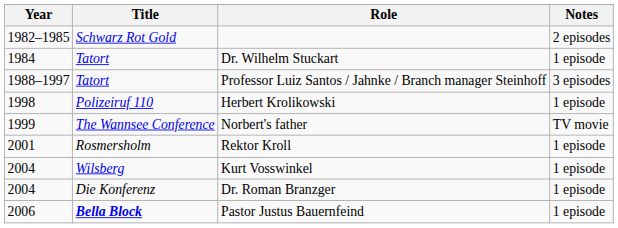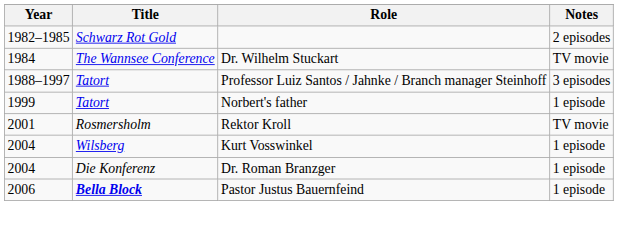(92, 59) Tatort -> (145, 59) The Wannsee Conference
(579, 59) 1 episode -> (581, 59) TV movie
- row: (278, 102)
(145, 124) The Wannsee Conference -> (92, 102) Tatort
(581, 124) TV movie -> (579, 102) 1 episode
(579, 146) 1 episode -> (581, 124) TV movie
